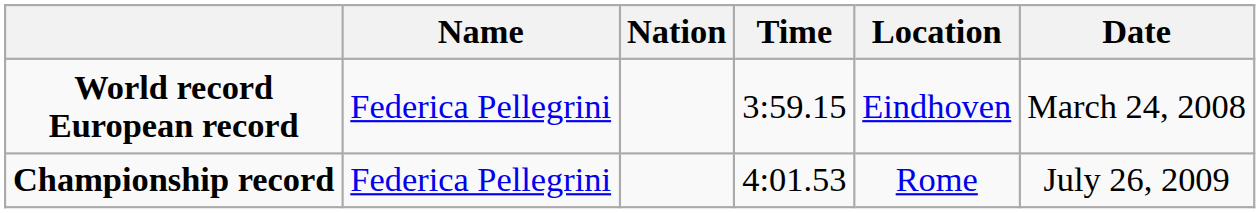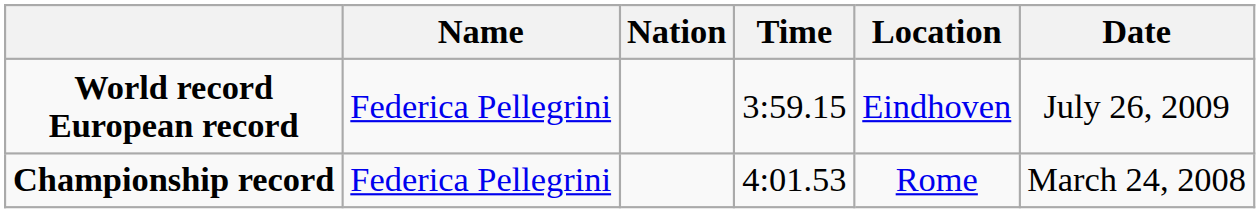(1137, 105) March 24, 2008 -> (1137, 105) July 26, 2009
(1137, 179) July 26, 2009 -> (1137, 179) March 24, 2008
